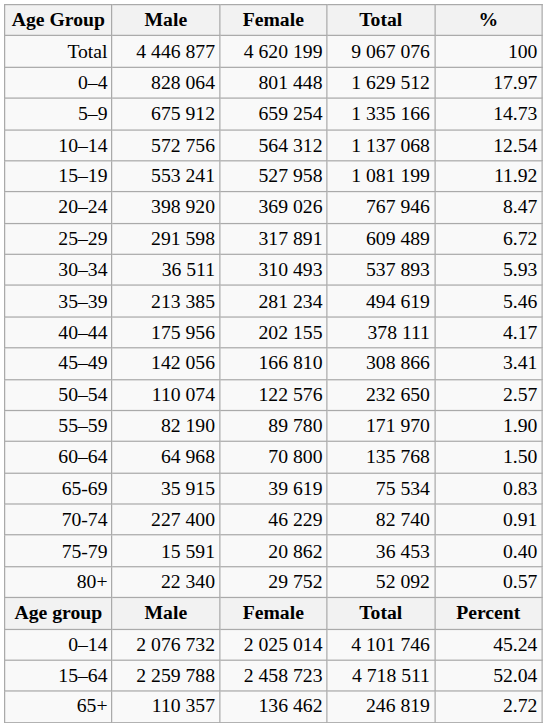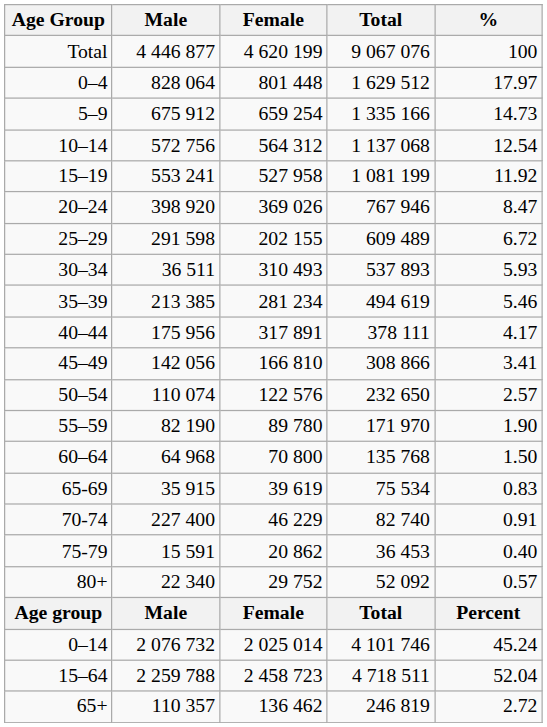(291, 238) 317 891 -> (291, 238) 202 155
(291, 332) 202 155 -> (291, 332) 317 891
